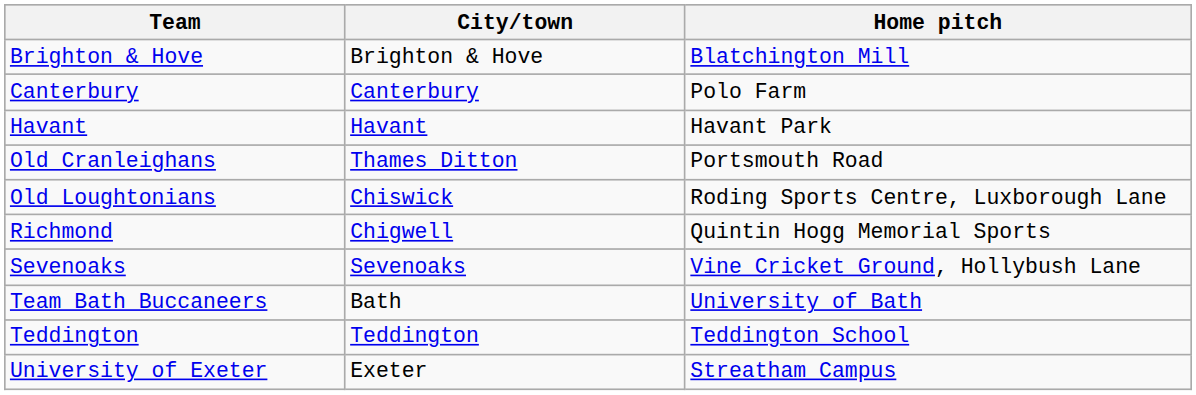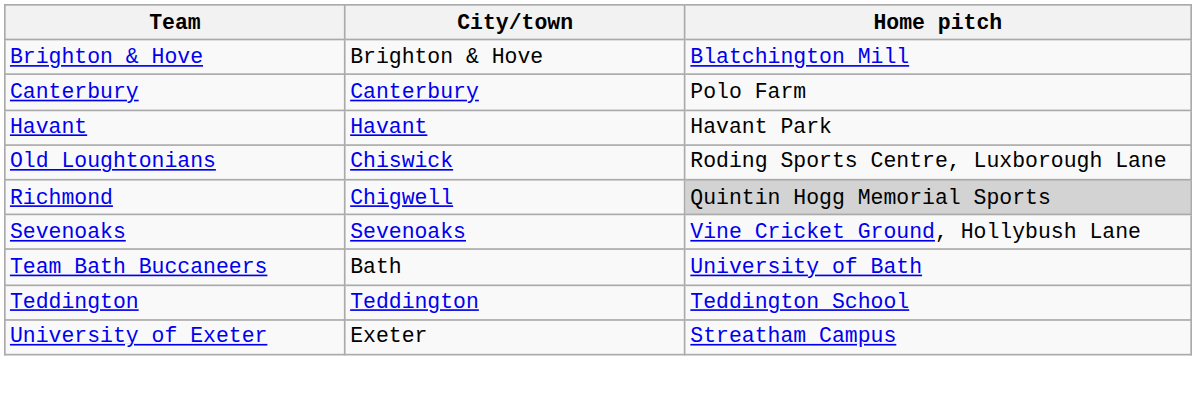- row: (113, 162)
(871, 232) no background -> (871, 197) lightgrey background
